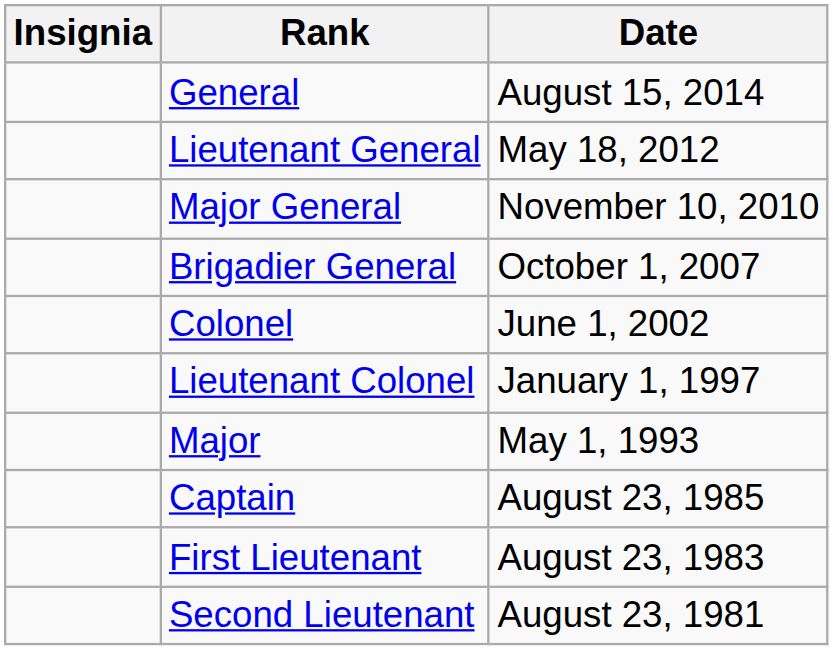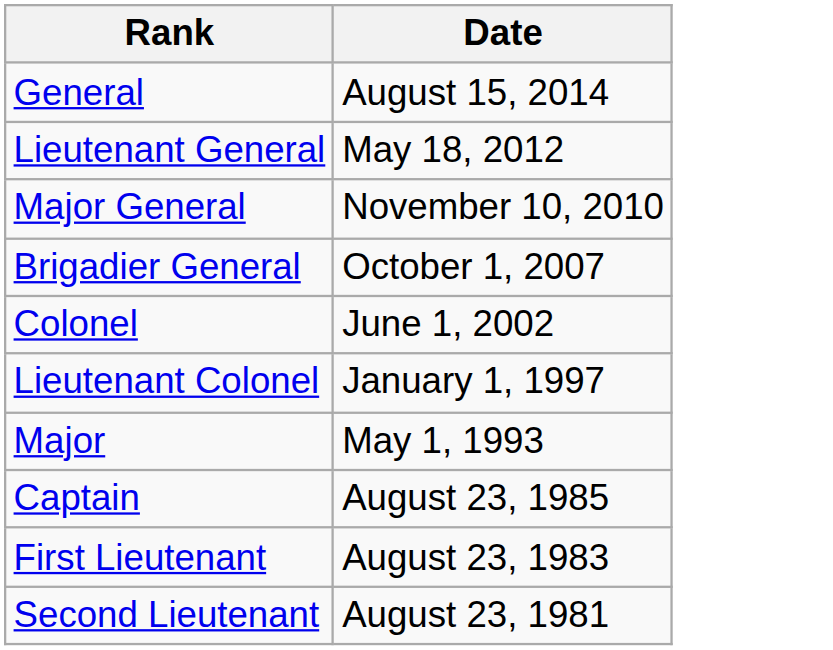- column: (83, 33)
